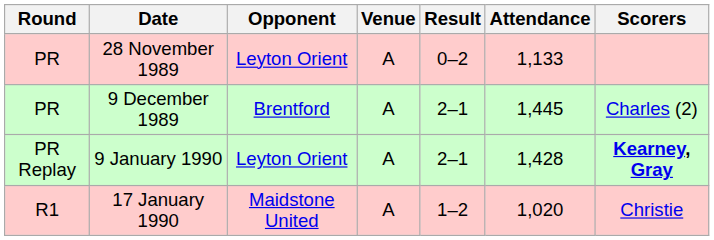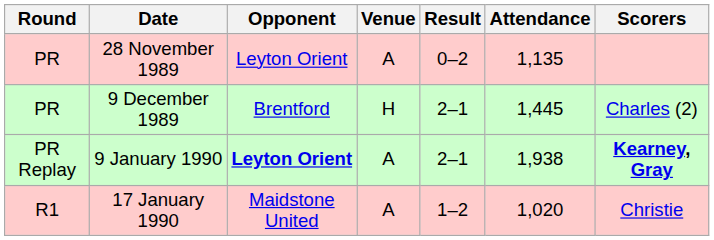(540, 59) 1,133 -> (540, 59) 1,135
(388, 109) A -> (388, 109) H
(292, 159) normal -> (292, 159) bold
(540, 159) 1,428 -> (540, 159) 1,938
